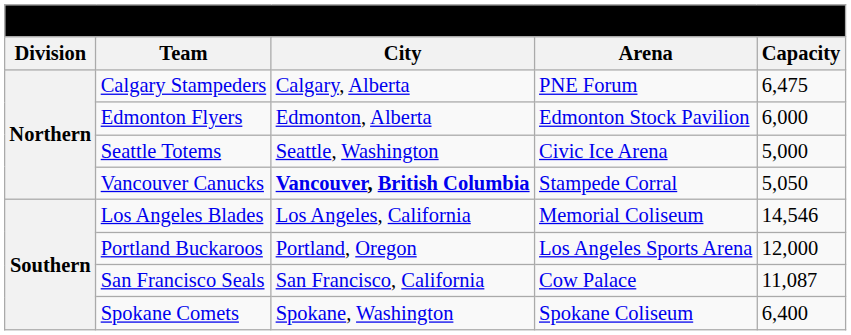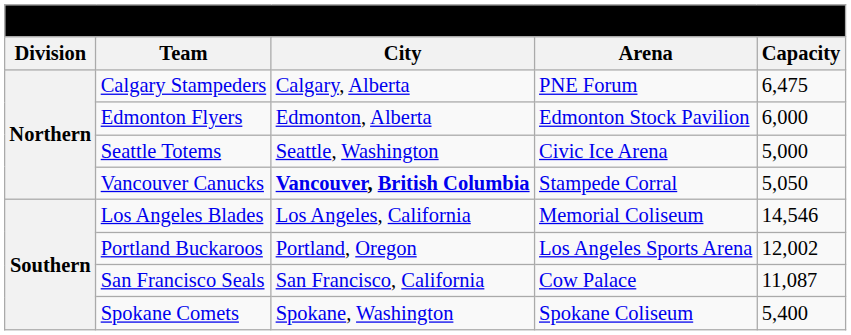(790, 248) 12,000 -> (790, 248) 12,002
(785, 313) 6,400 -> (785, 313) 5,400
